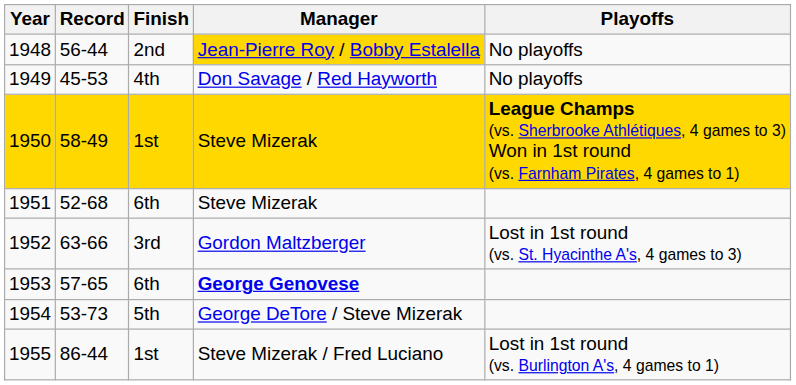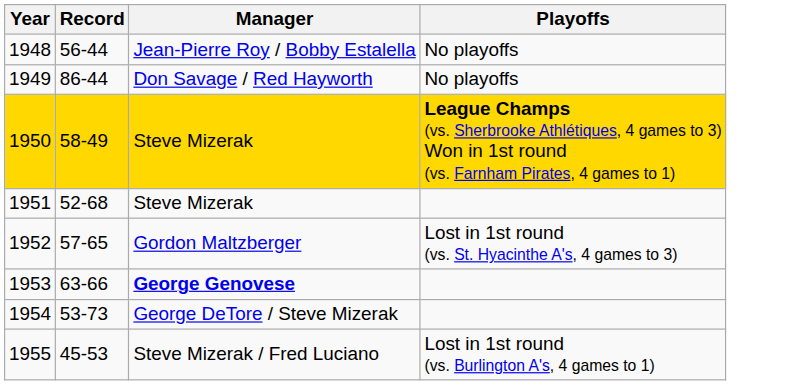- column: (161, 19)
(339, 49) gold background -> (275, 49) no background
(84, 79) 45-53 -> (84, 79) 86-44
(84, 243) 63-66 -> (84, 243) 57-65
(84, 284) 57-65 -> (84, 284) 63-66
(84, 354) 86-44 -> (84, 354) 45-53
